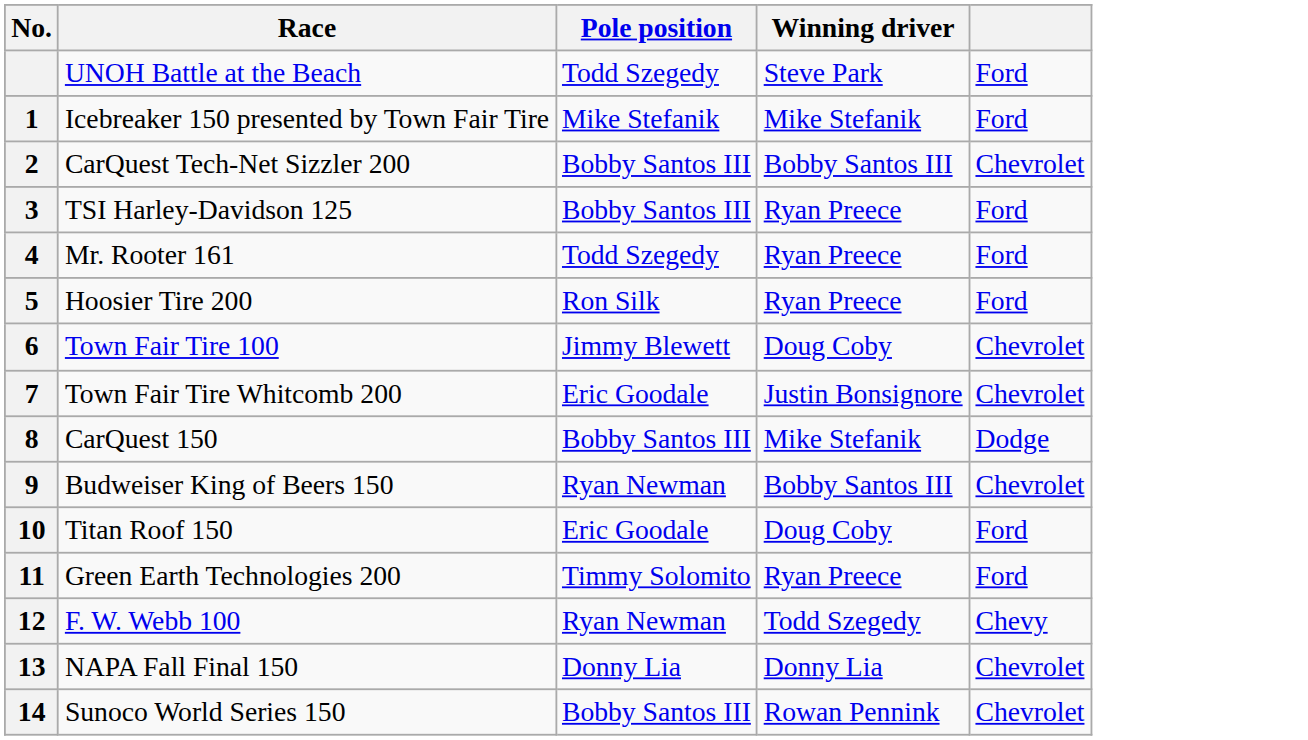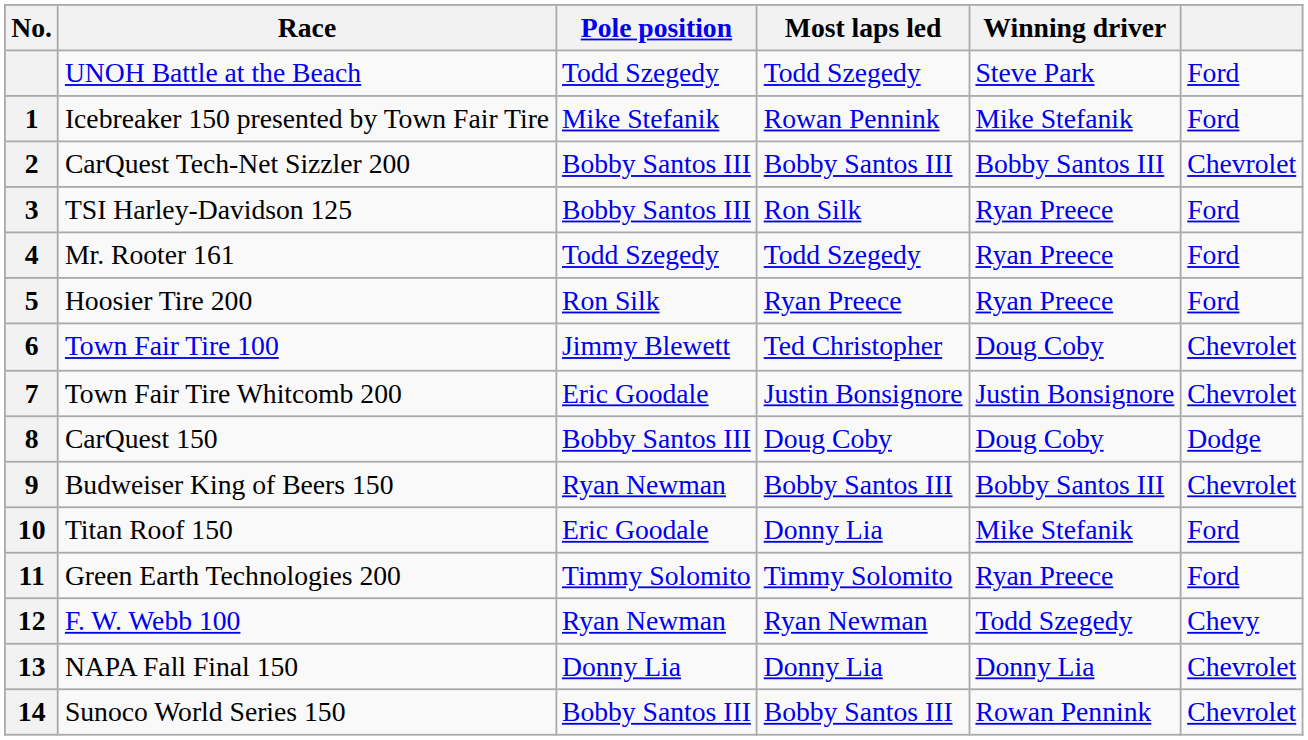+ column: (863, 27)
(842, 438) Mike Stefanik -> (1040, 438) Doug Coby
(828, 529) Doug Coby -> (1054, 529) Mike Stefanik
